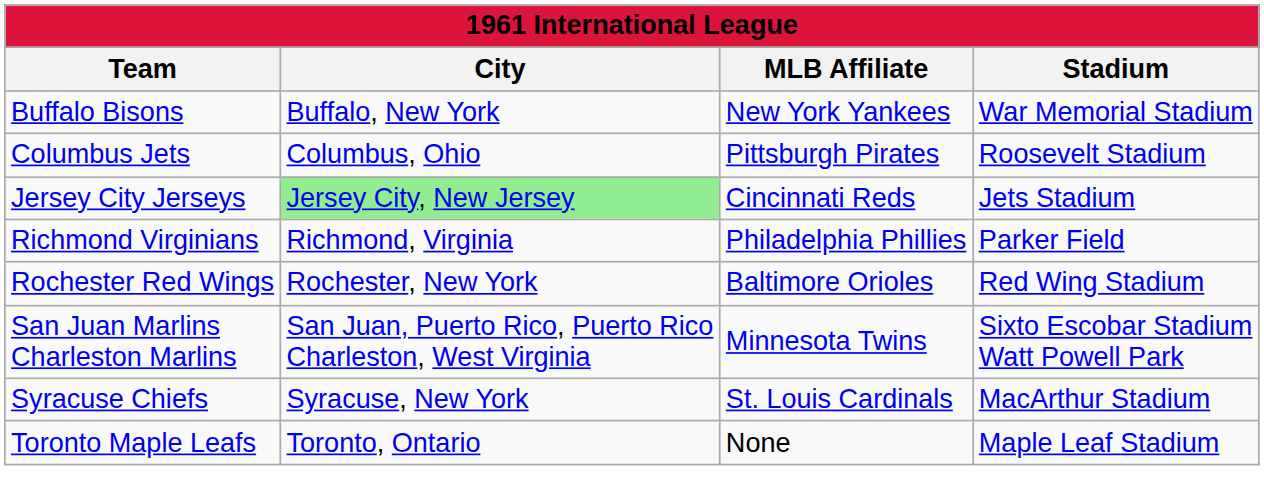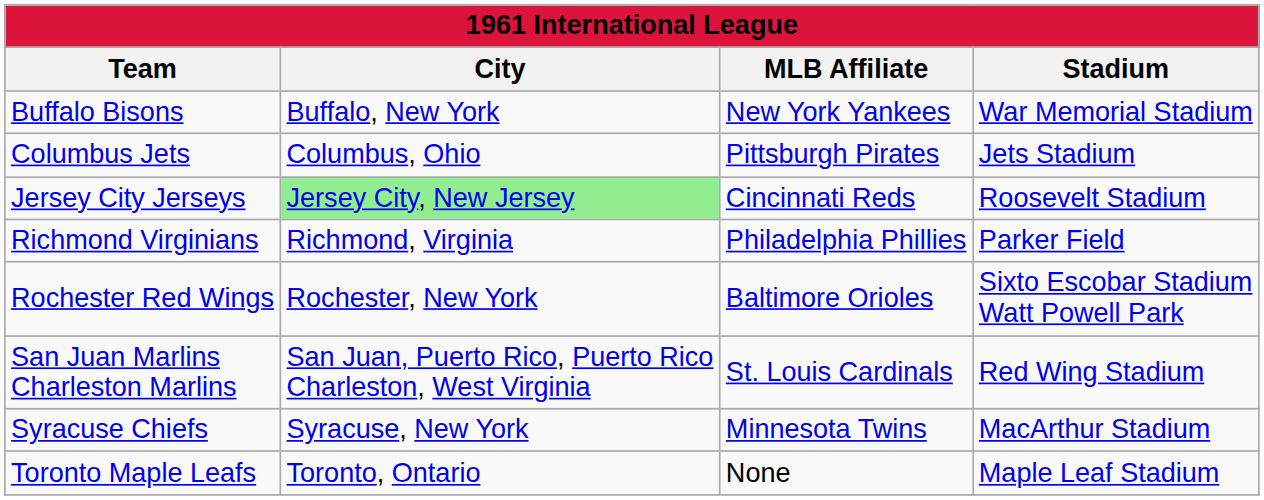(1092, 154) Roosevelt Stadium -> (1057, 154) Jets Stadium
(1057, 197) Jets Stadium -> (1092, 197) Roosevelt Stadium
(1092, 283) Red Wing Stadium -> (1116, 298) Sixto Escobar Stadium Watt Powell Park
(826, 341) Minnesota Twins -> (839, 371) St. Louis Cardinals
(1116, 341) Sixto Escobar Stadium Watt Powell Park -> (1092, 371) Red Wing Stadium
(839, 399) St. Louis Cardinals -> (826, 429) Minnesota Twins
